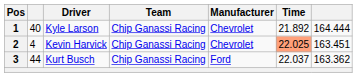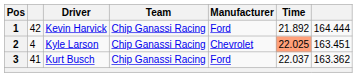(35, 28) 40 -> (35, 28) 42
(72, 28) Kyle Larson -> (76, 28) Kevin Harvick
(232, 28) Chevrolet -> (221, 28) Ford
(76, 44) Kevin Harvick -> (72, 44) Kyle Larson
(35, 60) 44 -> (35, 60) 41
